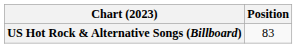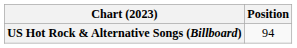(268, 33) 83 -> (268, 33) 94
